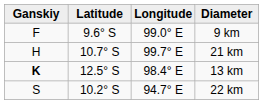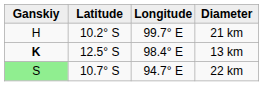- row: (227, 33)
(100, 52) 10.7° S -> (100, 33) 10.2° S
(36, 90) no background -> (36, 71) lightgreen background
(100, 90) 10.2° S -> (100, 71) 10.7° S
